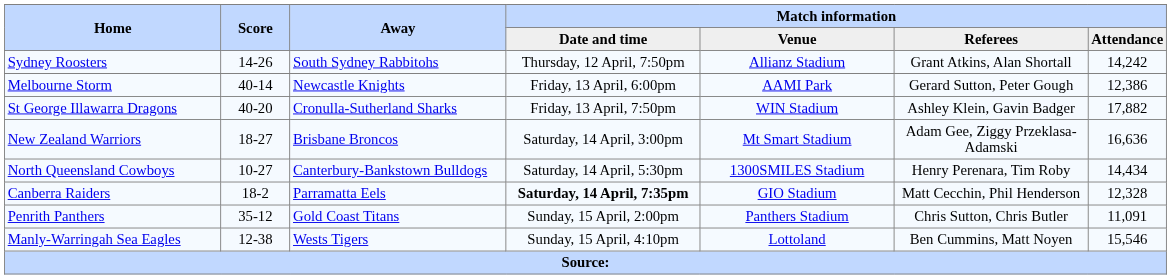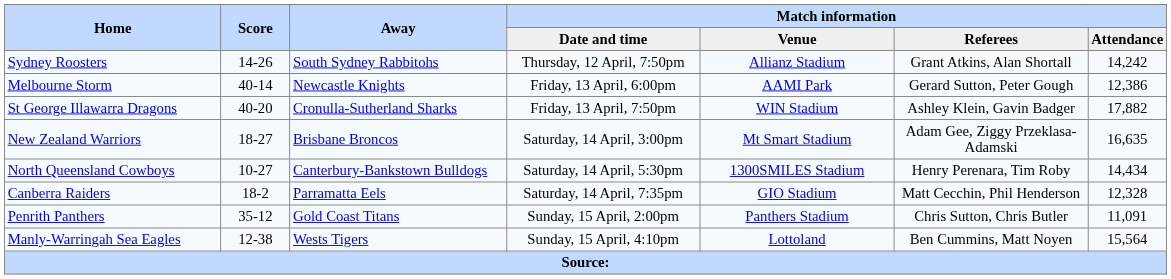(1127, 139) 16,636 -> (1127, 139) 16,635
(603, 193) bold -> (603, 193) normal
(1127, 239) 15,546 -> (1127, 239) 15,564
